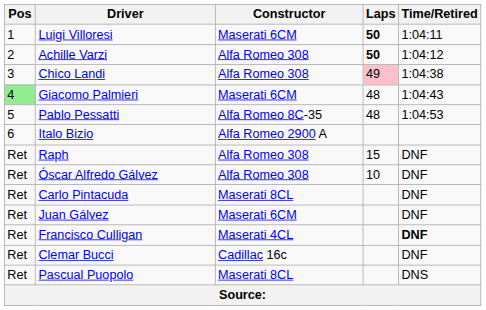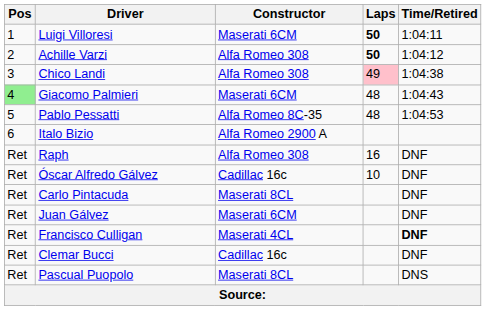(373, 154) 15 -> (373, 154) 16
(263, 174) Alfa Romeo 308 -> (252, 174) Cadillac 16c
